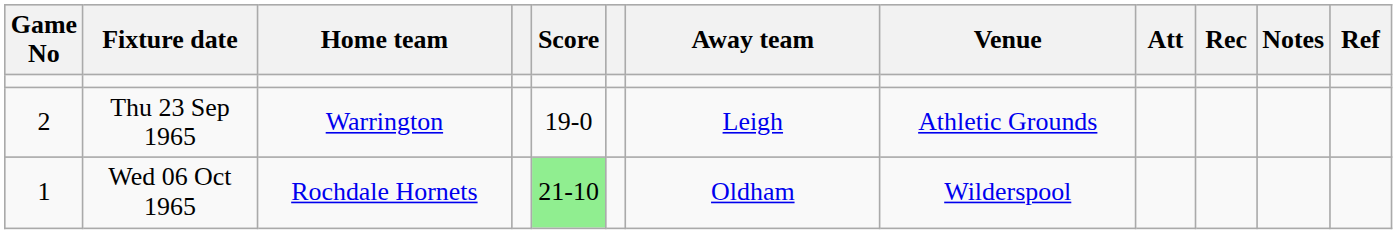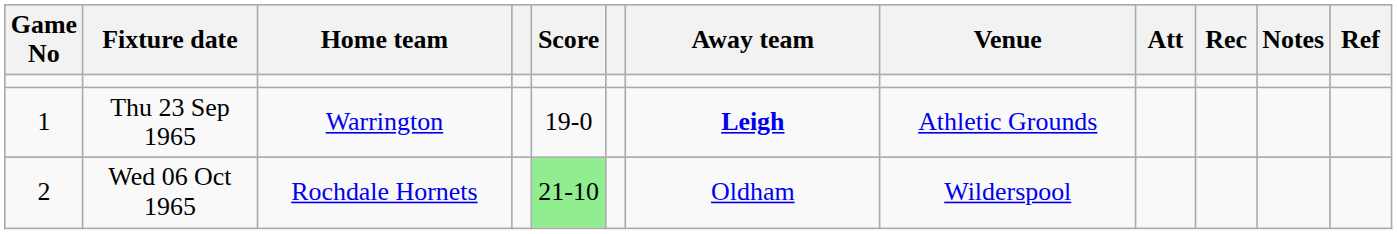(44, 121) 2 -> (44, 121) 1
(753, 121) normal -> (753, 121) bold
(44, 192) 1 -> (44, 192) 2
